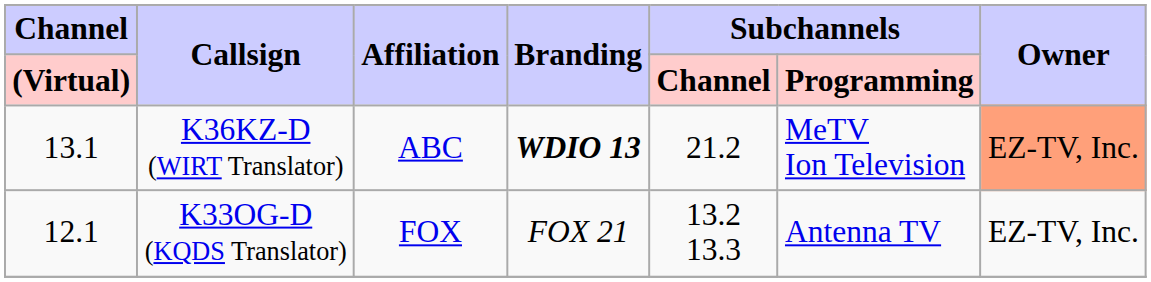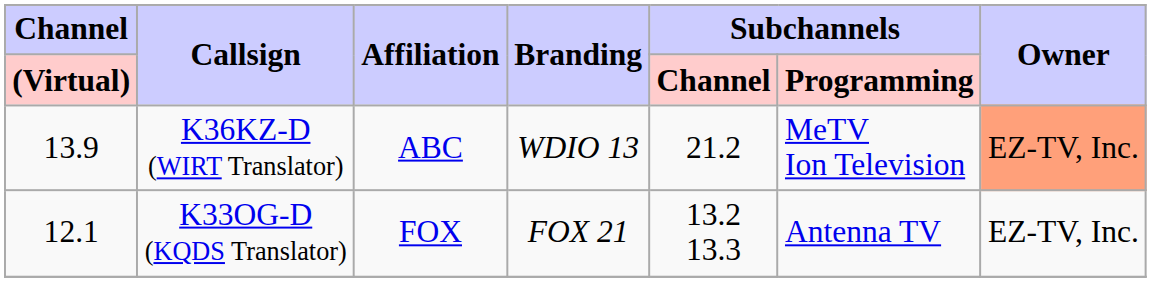(71, 147) 13.1 -> (71, 147) 13.9
(578, 147) bold -> (578, 147) normal
